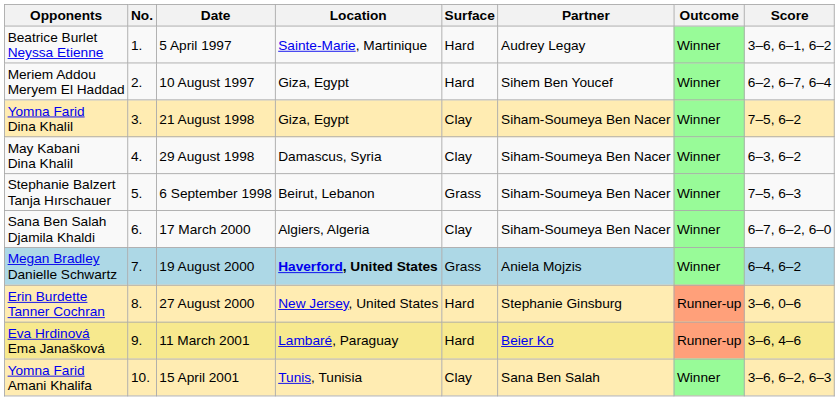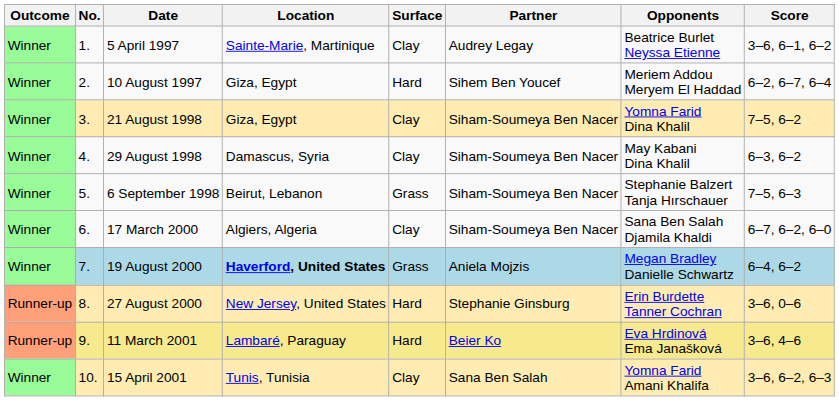columns swapped: (709, 15) <-> (66, 15)
(459, 45) Hard -> (406, 45) Clay
